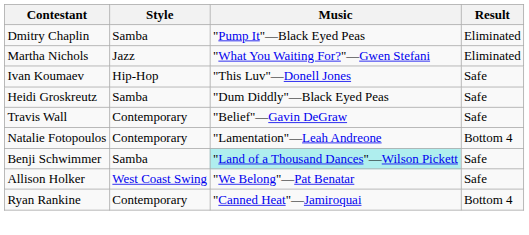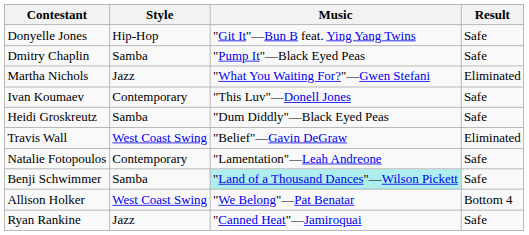+ row: (47, 35)
(492, 35) Eliminated -> (475, 55) Safe
(135, 76) Hip-Hop -> (150, 96) Contemporary
(150, 117) Contemporary -> (160, 138) West Coast Swing
(475, 117) Safe -> (492, 138) Eliminated
(488, 138) Bottom 4 -> (475, 158) Safe
(475, 179) Safe -> (488, 199) Bottom 4
(150, 199) Contemporary -> (124, 220) Jazz
(488, 199) Bottom 4 -> (475, 220) Safe
